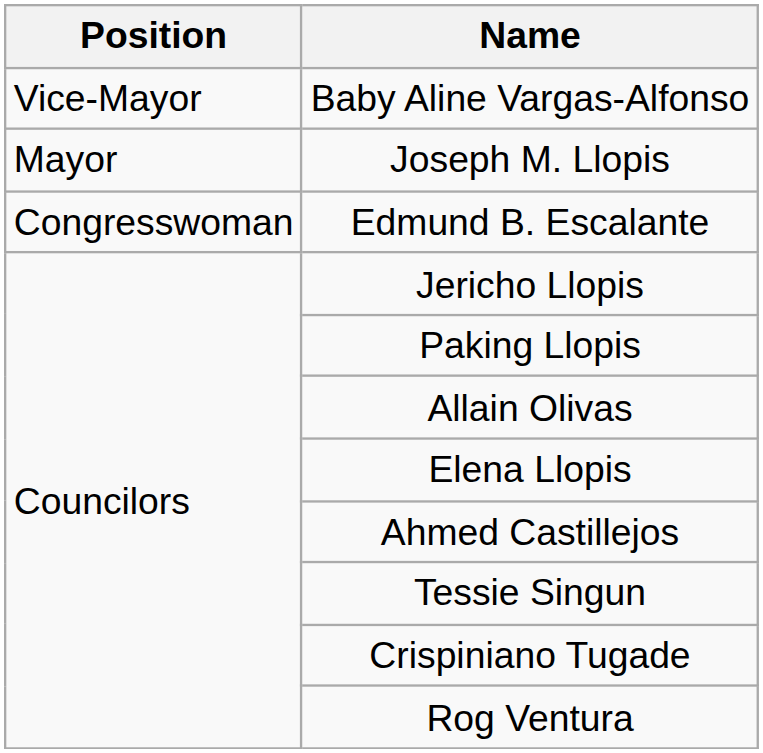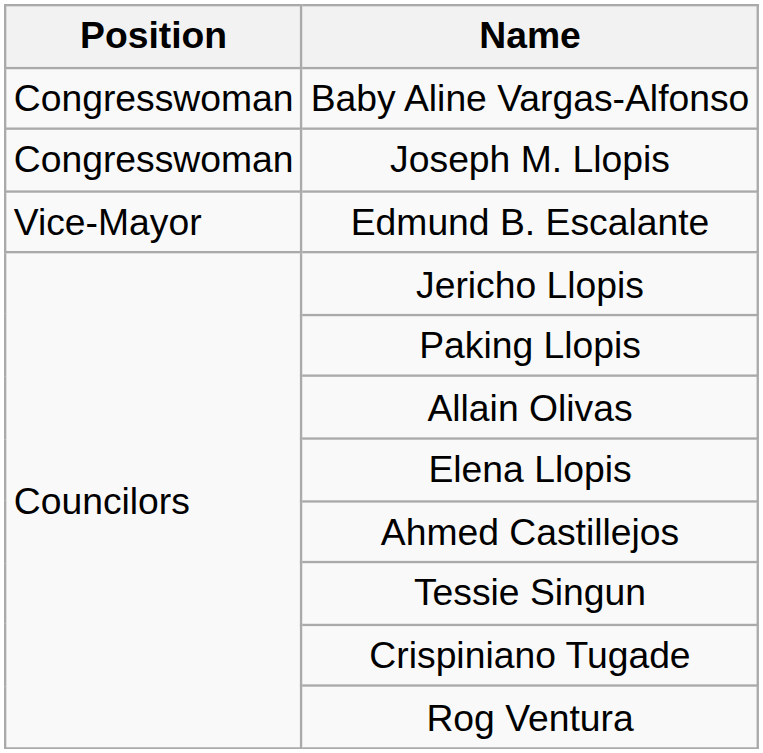(108, 98) Vice-Mayor -> (154, 98) Congresswoman
(66, 160) Mayor -> (154, 160) Congresswoman
(154, 222) Congresswoman -> (108, 222) Vice-Mayor
